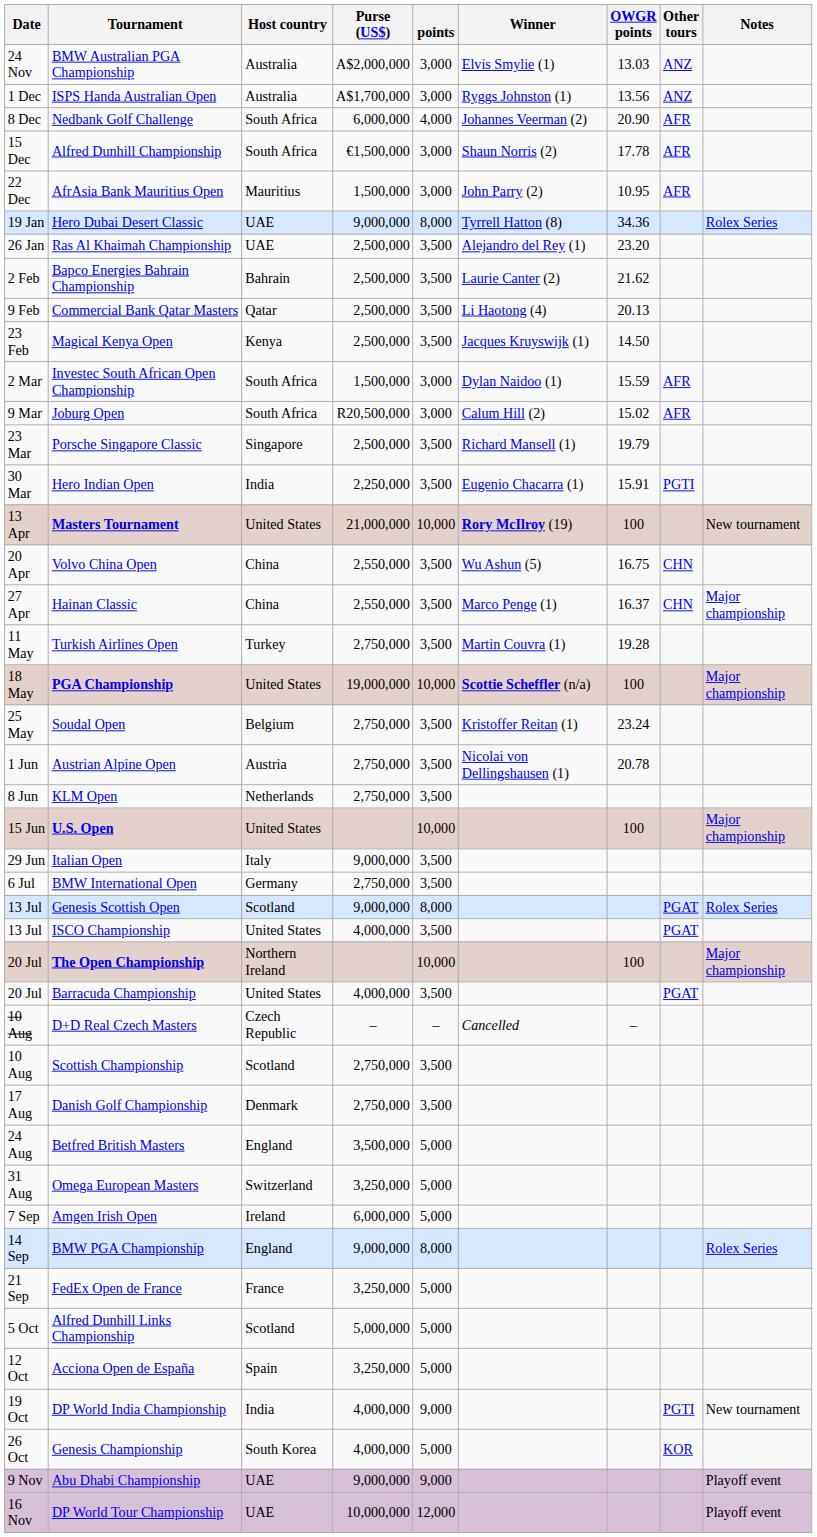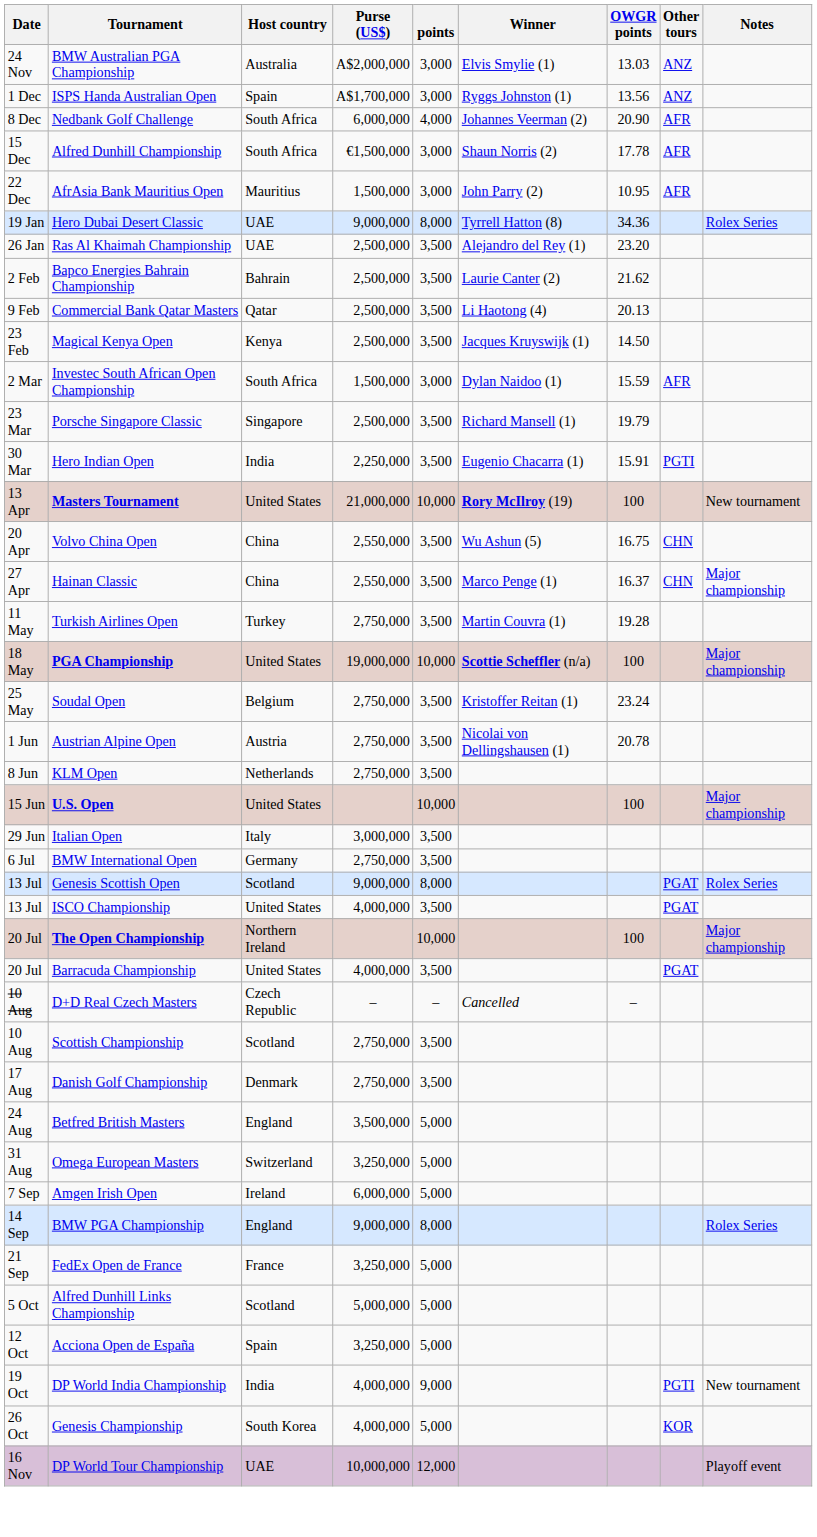(271, 96) Australia -> (261, 96) Spain
- row: (88, 413)
(382, 860) 9,000,000 -> (382, 837) 3,000,000
- row: (126, 1480)
